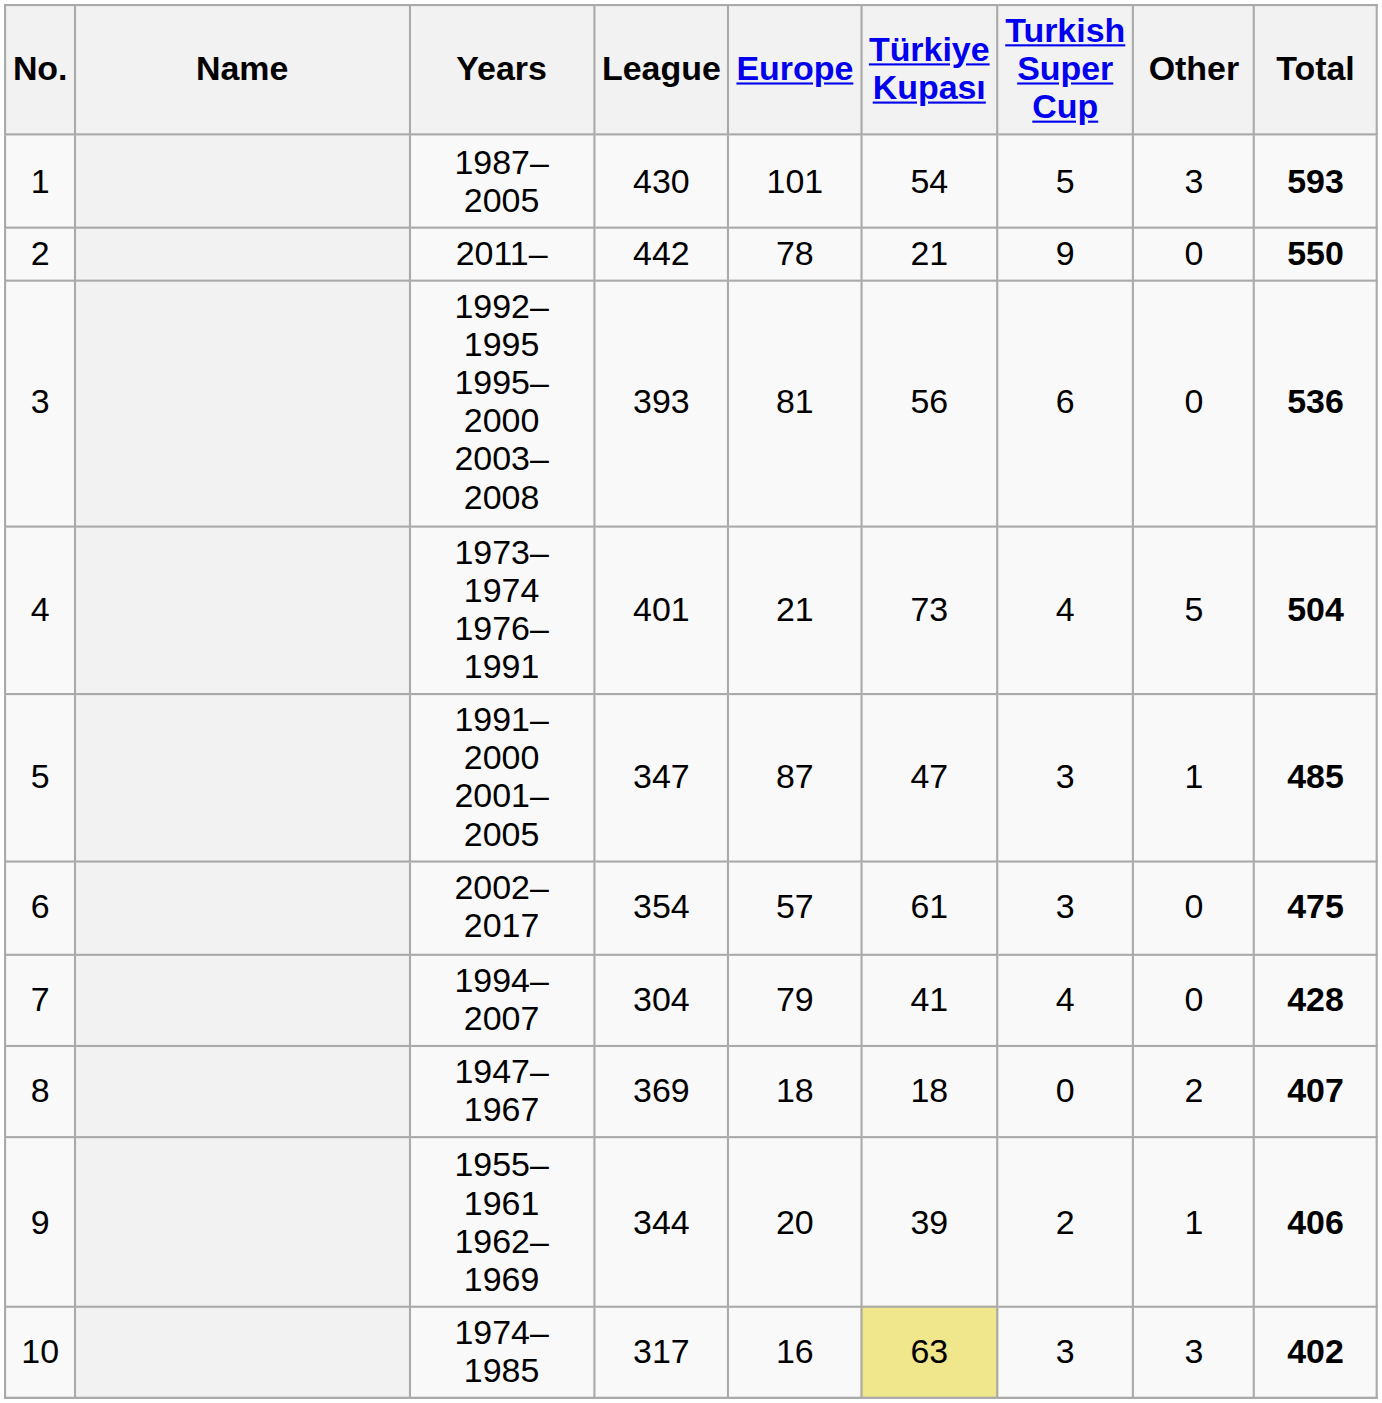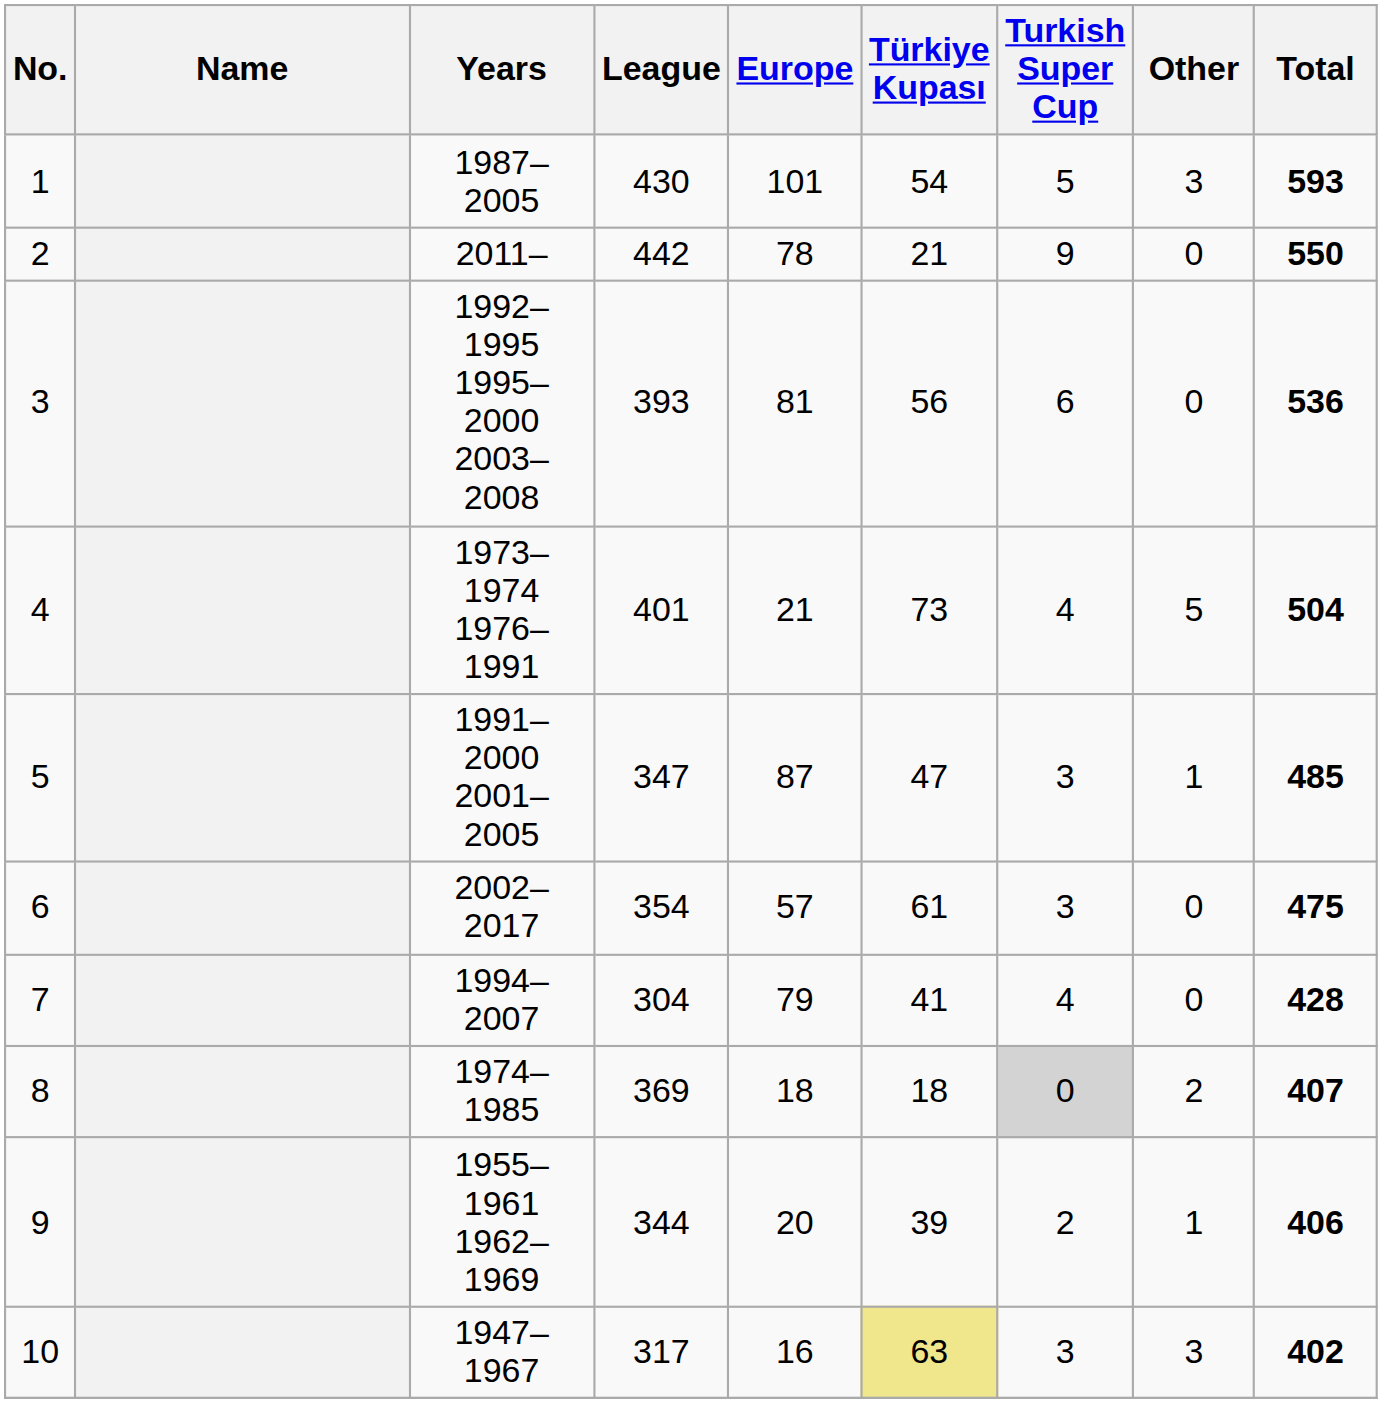(502, 1091) 1947–1967 -> (502, 1091) 1974–1985
(1065, 1091) no background -> (1065, 1091) lightgrey background
(502, 1351) 1974–1985 -> (502, 1351) 1947–1967
